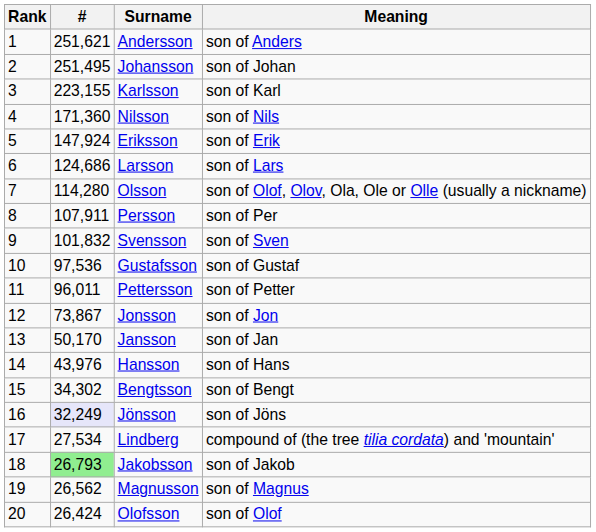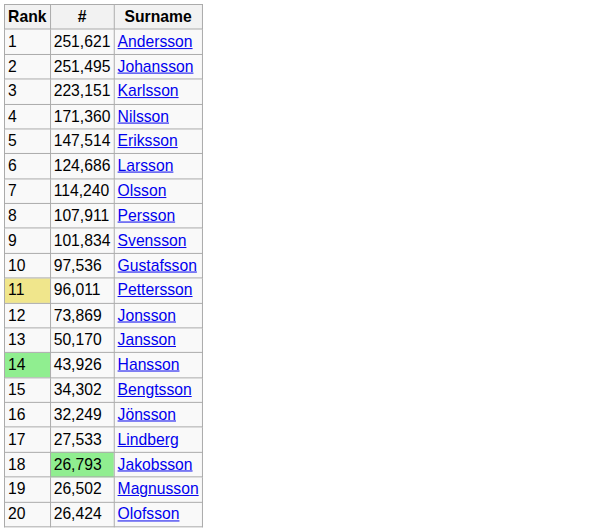- column: (396, 16)
(82, 91) 223,155 -> (82, 91) 223,151
(82, 141) 147,924 -> (82, 141) 147,514
(81, 191) 114,280 -> (81, 191) 114,240
(82, 240) 101,832 -> (82, 240) 101,834
(16, 290) no background -> (16, 290) khaki background
(78, 315) 73,867 -> (78, 315) 73,869
(17, 365) no background -> (17, 365) lightgreen background
(78, 365) 43,976 -> (78, 365) 43,926
(78, 414) lavender background -> (78, 414) no background
(78, 439) 27,534 -> (78, 439) 27,533
(78, 489) 26,562 -> (78, 489) 26,502
